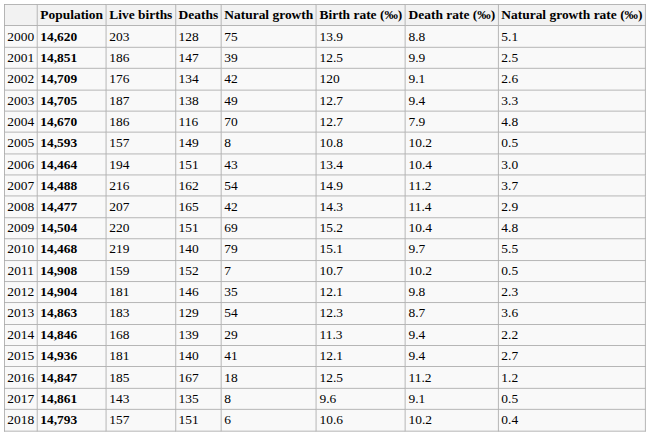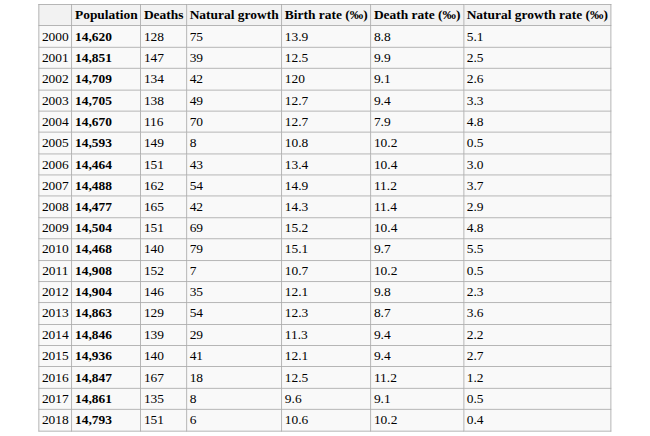- column: (141, 15)
